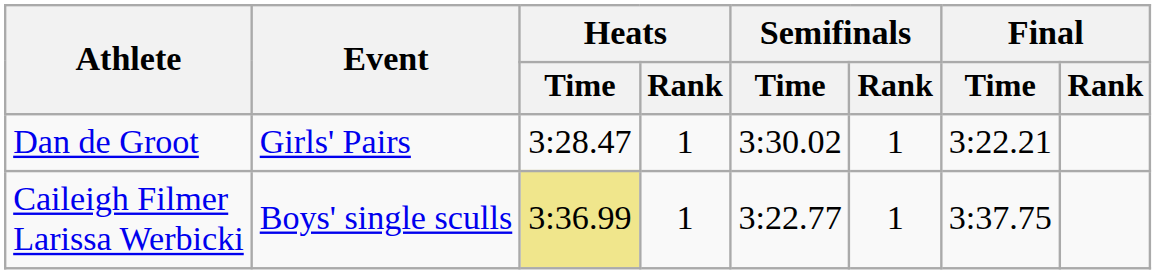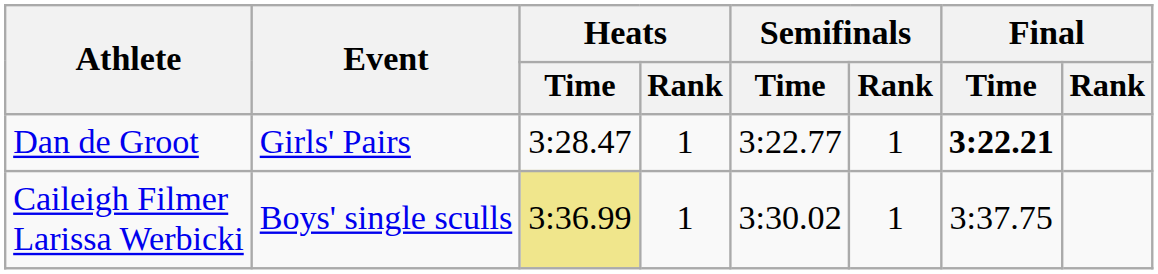(790, 142) 3:30.02 -> (790, 142) 3:22.77
(1000, 142) normal -> (1001, 142) bold
(790, 219) 3:22.77 -> (790, 219) 3:30.02
